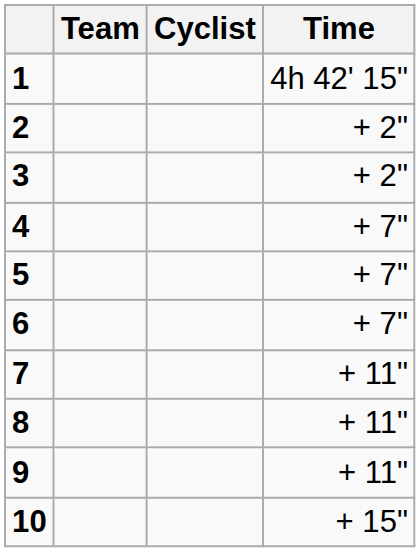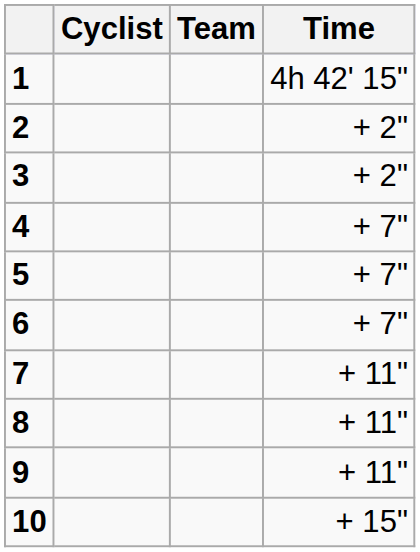columns swapped: (205, 29) <-> (100, 29)
